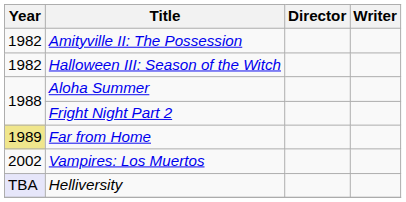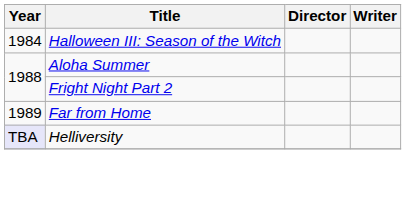- row: (146, 40)
(25, 64) 1982 -> (25, 40) 1984
(25, 137) khaki background -> (25, 112) no background
- row: (127, 161)
